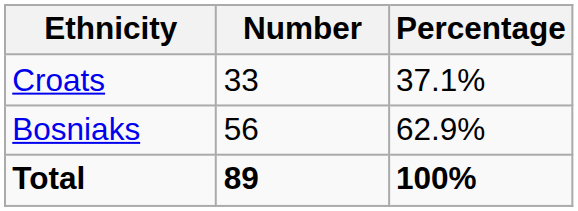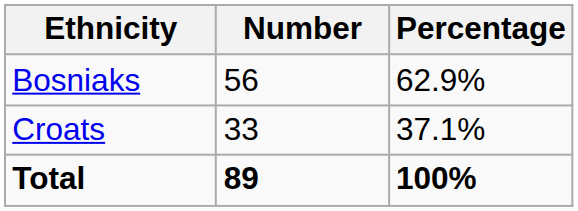rows swapped: (76, 129) <-> (59, 79)
